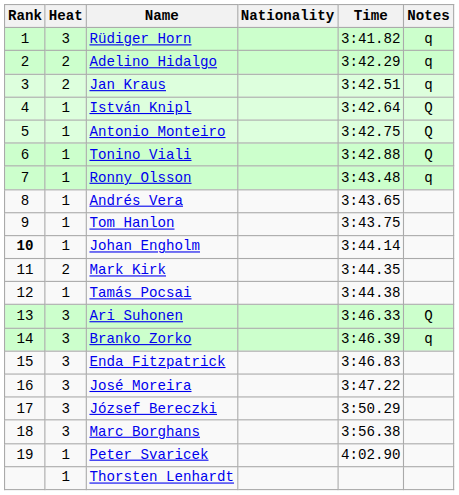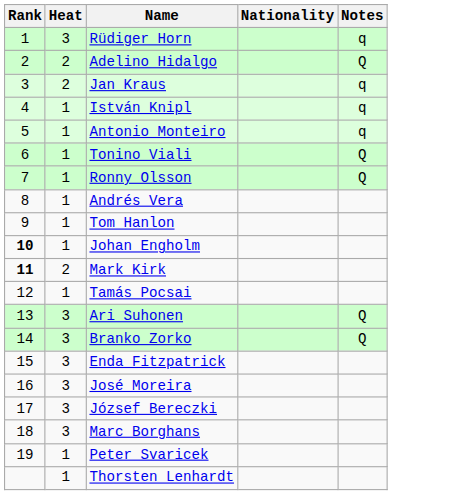- column: (371, 16)
(429, 62) q -> (362, 62) Q
(429, 108) Q -> (362, 108) q
(429, 132) Q -> (362, 132) q
(429, 178) q -> (362, 178) Q
(25, 270) normal -> (25, 270) bold
(429, 339) q -> (362, 339) Q
